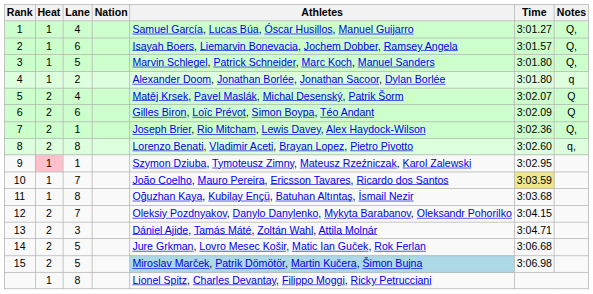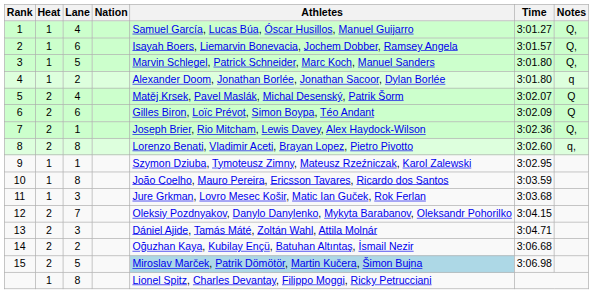(49, 163) pink background -> (49, 163) no background
(78, 180) 7 -> (78, 180) 8
(534, 180) khaki background -> (534, 180) no background
(78, 197) 8 -> (78, 197) 3
(273, 197) Oğuzhan Kaya, Kubilay Ençü, Batuhan Altıntaş, İsmail Nezir -> (279, 197) Jure Grkman, Lovro Mesec Košir, Matic Ian Guček, Rok Ferlan
(78, 247) 5 -> (78, 247) 2
(279, 247) Jure Grkman, Lovro Mesec Košir, Matic Ian Guček, Rok Ferlan -> (273, 247) Oğuzhan Kaya, Kubilay Ençü, Batuhan Altıntaş, İsmail Nezir
